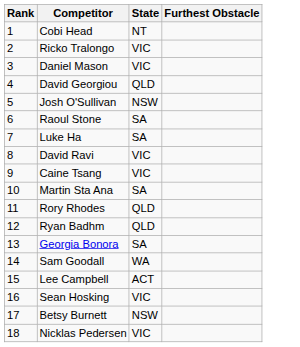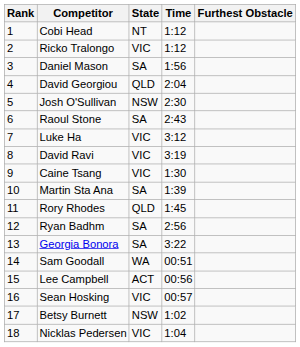+ column: (178, 13)
(141, 66) VIC -> (139, 66) SA
(139, 137) SA -> (141, 137) VIC
(143, 226) QLD -> (139, 226) SA
